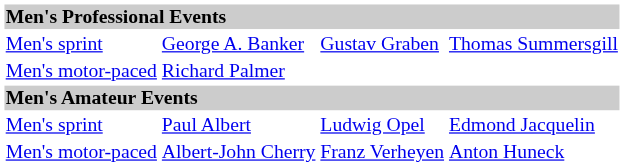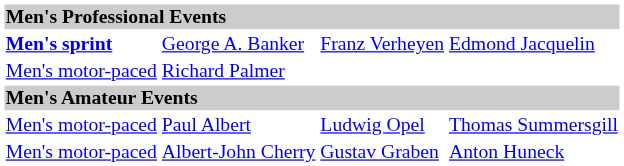(54, 43) normal -> (59, 43) bold
(380, 43) Gustav Graben -> (382, 43) Franz Verheyen
(533, 43) Thomas Summersgill -> (522, 43) Edmond Jacquelin
(54, 124) Men's sprint -> (81, 124) Men's motor-paced
(522, 124) Edmond Jacquelin -> (533, 124) Thomas Summersgill
(382, 151) Franz Verheyen -> (380, 151) Gustav Graben
